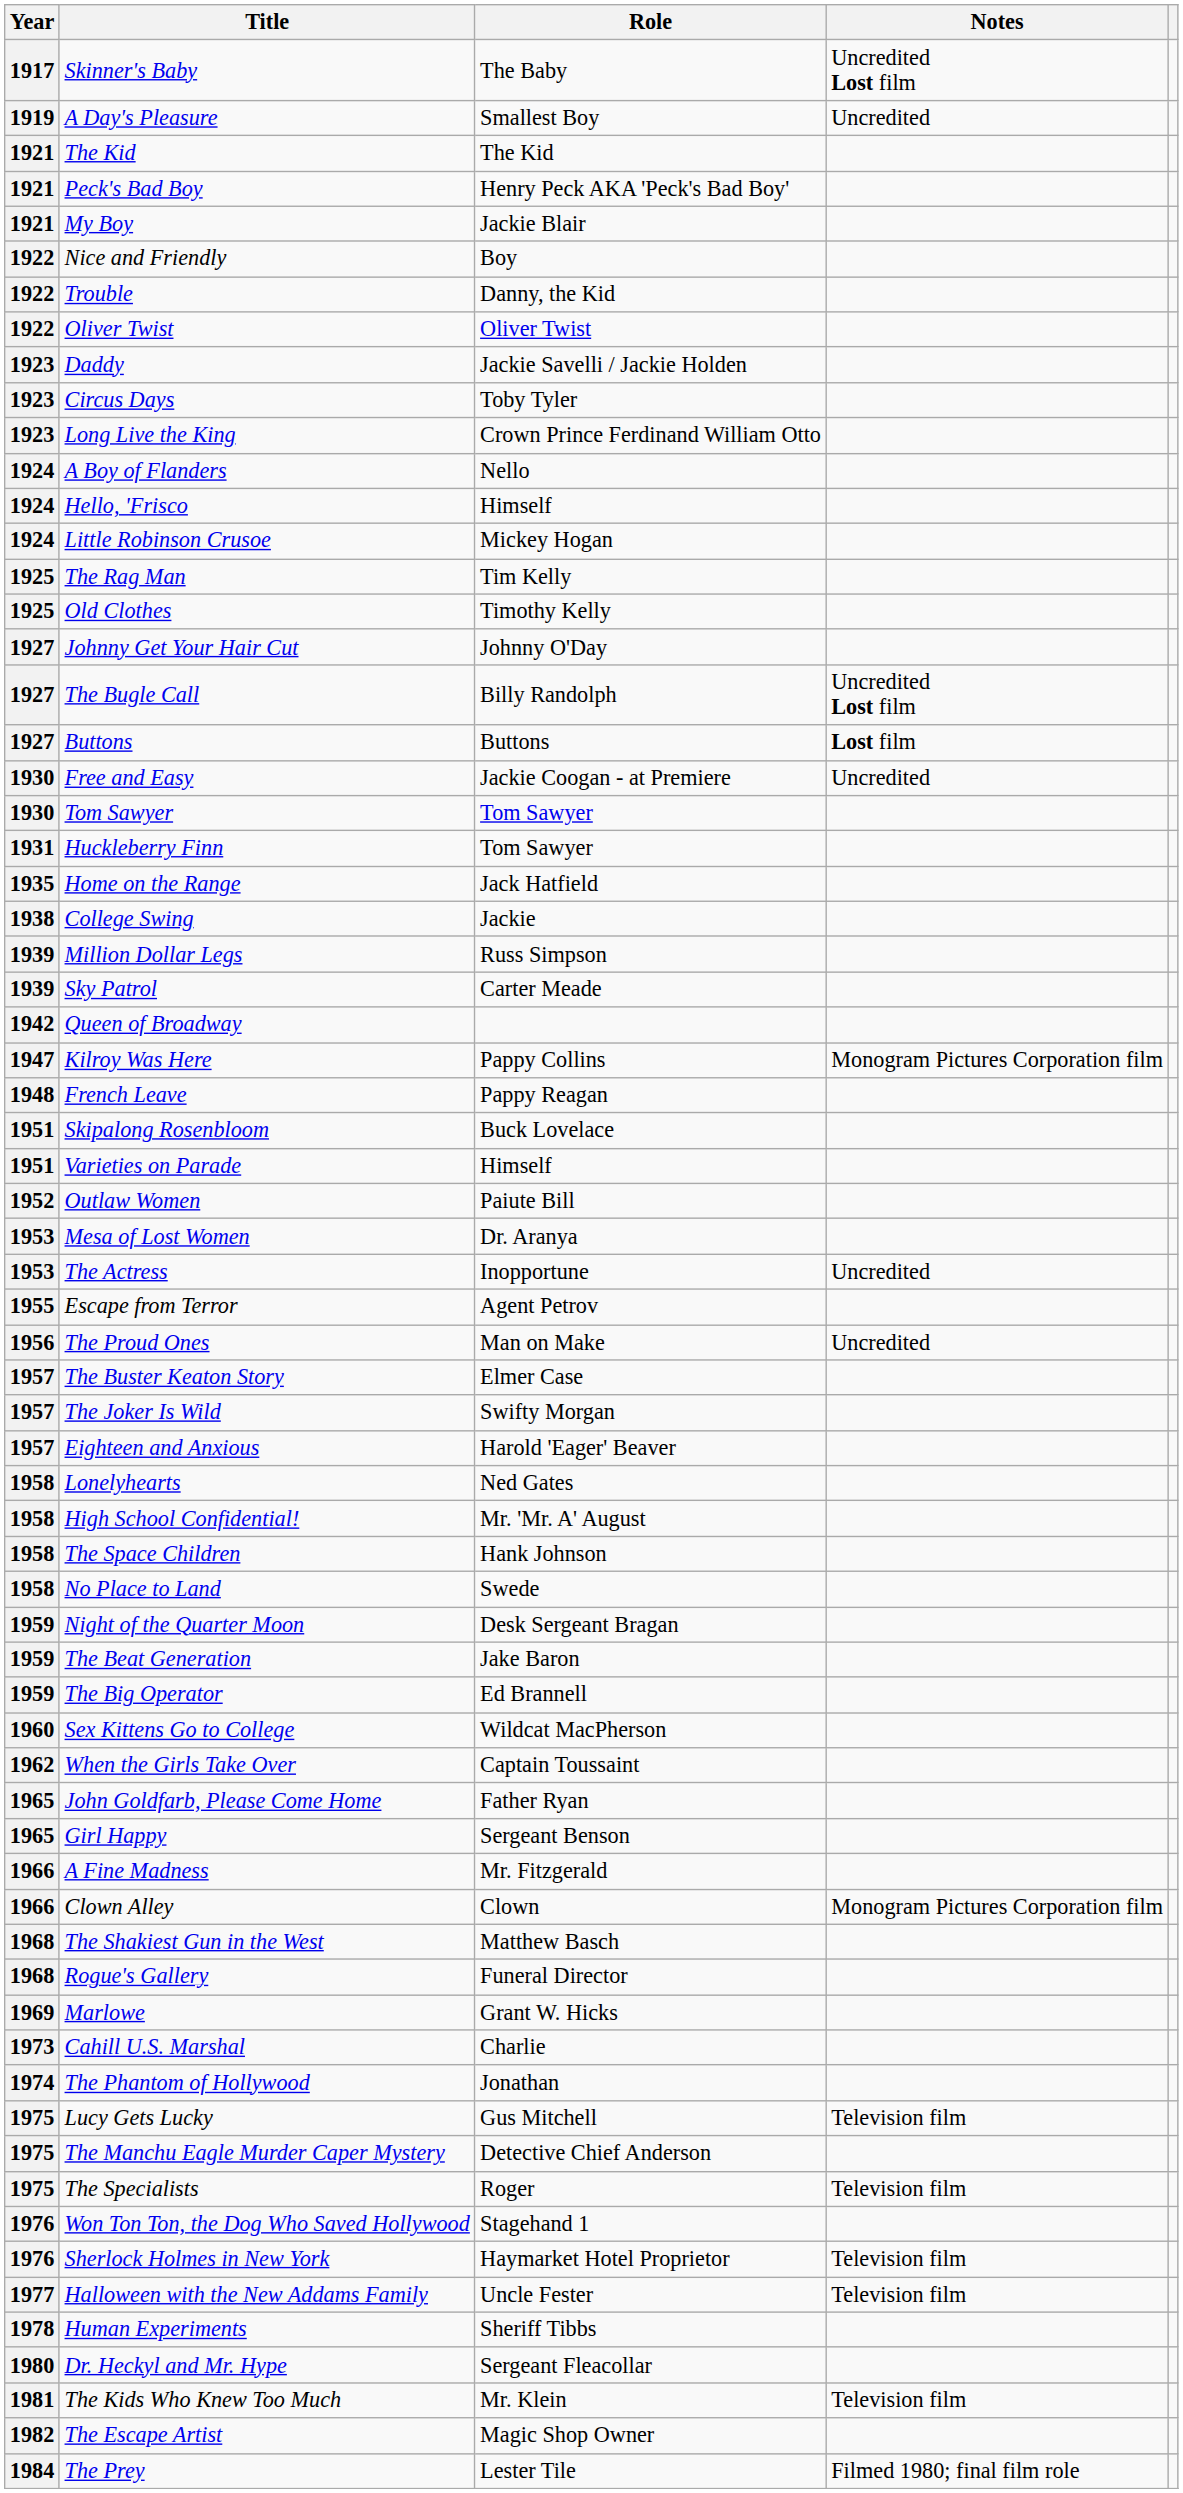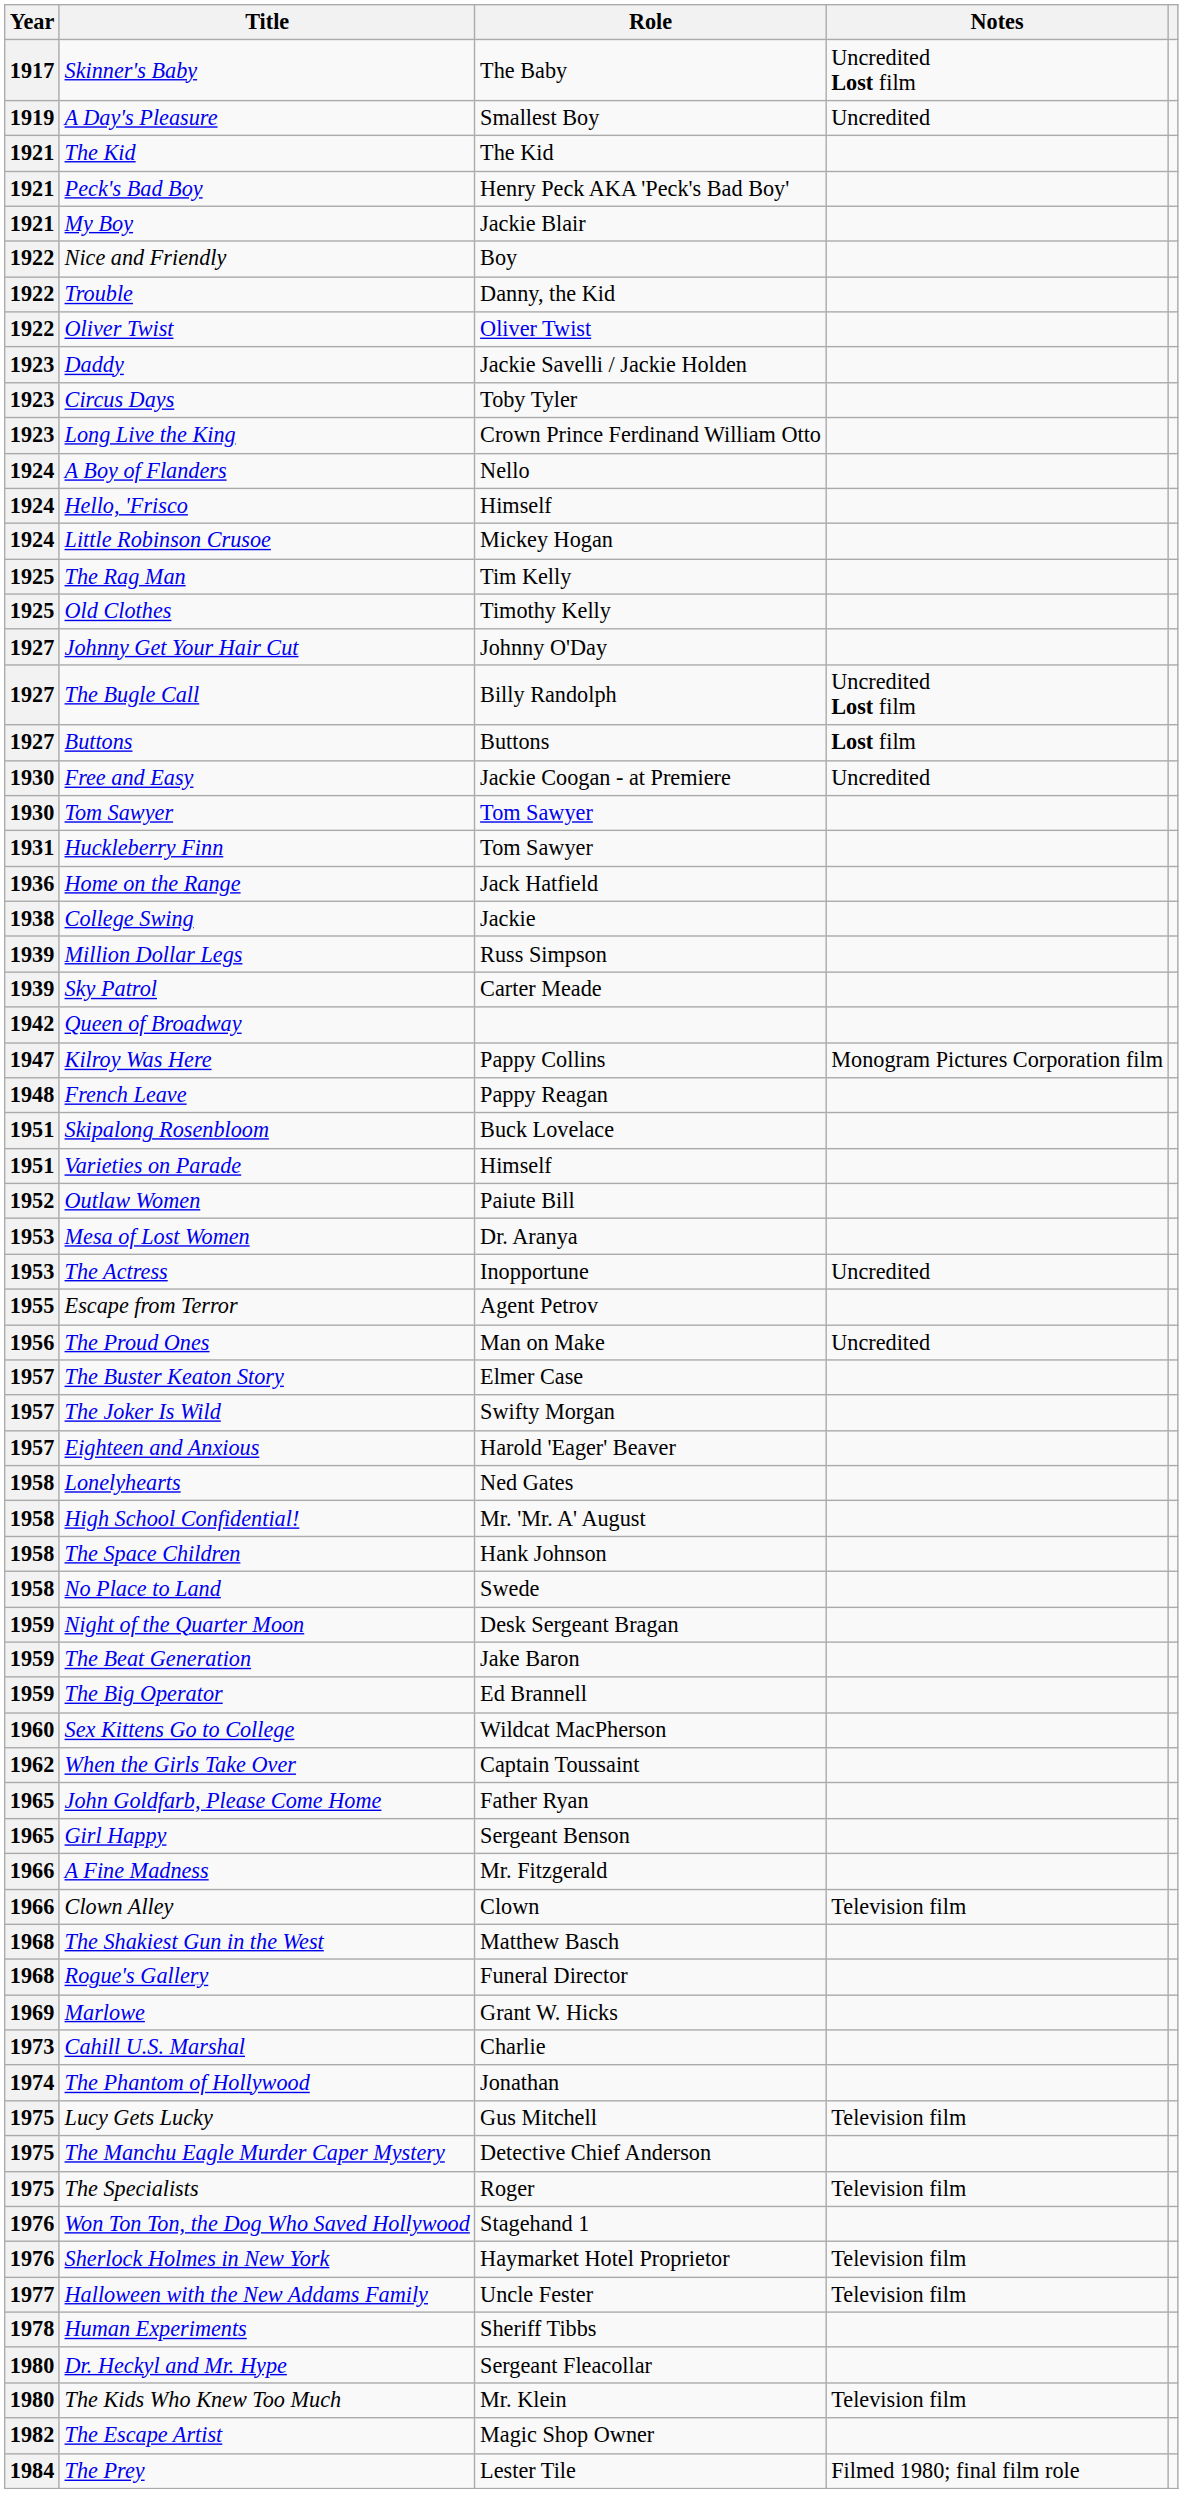(32, 883) 1935 -> (32, 883) 1936
(997, 1906) Monogram Pictures Corporation film -> (899, 1906) Television film
(32, 2400) 1981 -> (32, 2400) 1980
